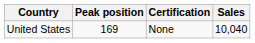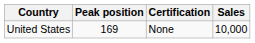(231, 29) 10,040 -> (231, 29) 10,000
